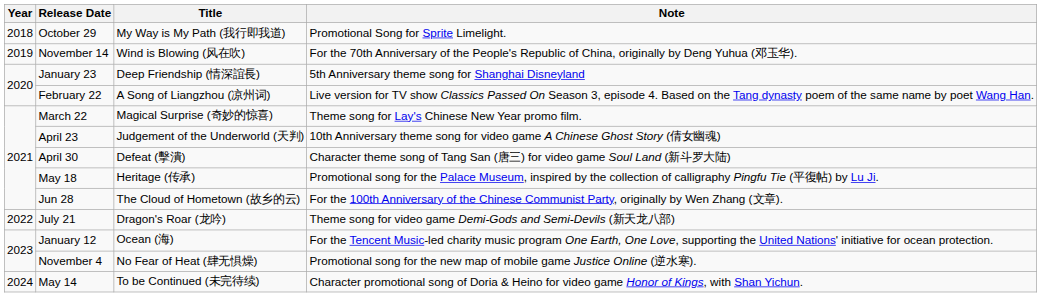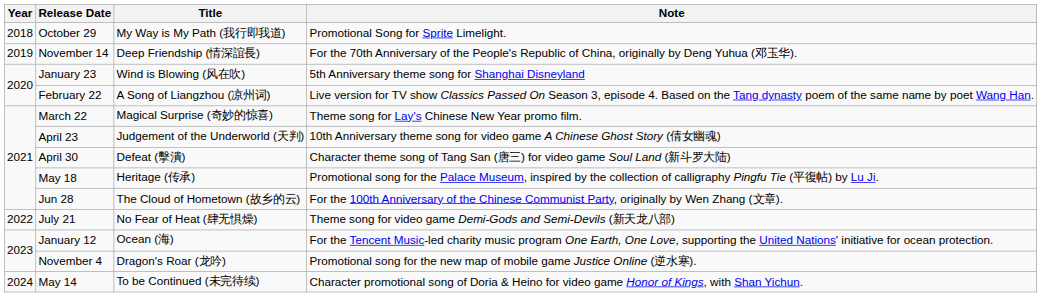(181, 53) Wind is Blowing (风在吹) -> (188, 53) Deep Friendship (情深誼長)
(188, 74) Deep Friendship (情深誼長) -> (181, 74) Wind is Blowing (风在吹)
(171, 219) Dragon's Roar (龙吟) -> (187, 219) No Fear of Heat (肆无惧燥)
(187, 260) No Fear of Heat (肆无惧燥) -> (171, 260) Dragon's Roar (龙吟)
